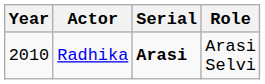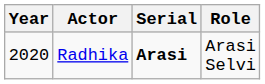(29, 56) 2010 -> (29, 56) 2020
